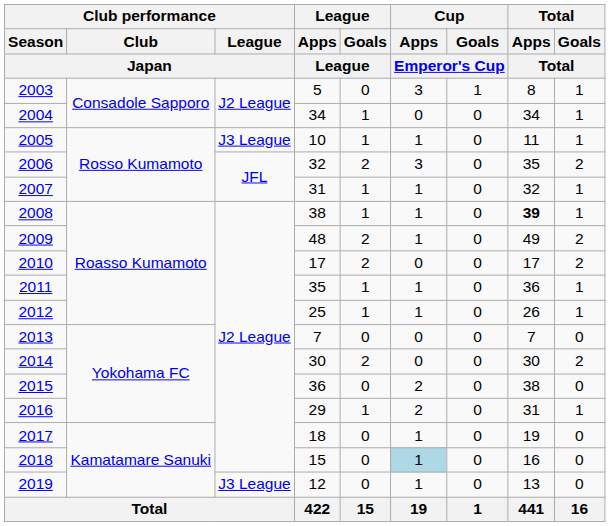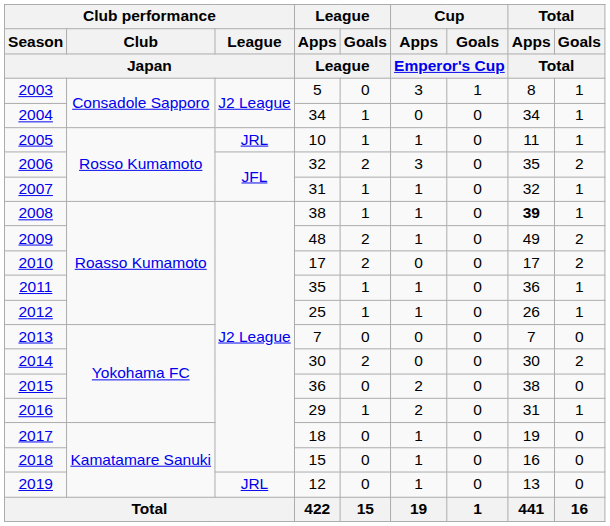(254, 139) J3 League -> (254, 139) JRL
(419, 459) lightblue background -> (419, 459) no background
(254, 484) J3 League -> (254, 484) JRL
